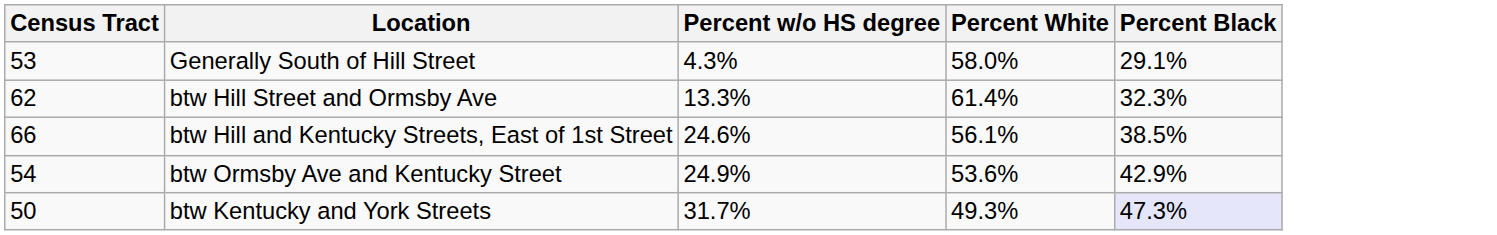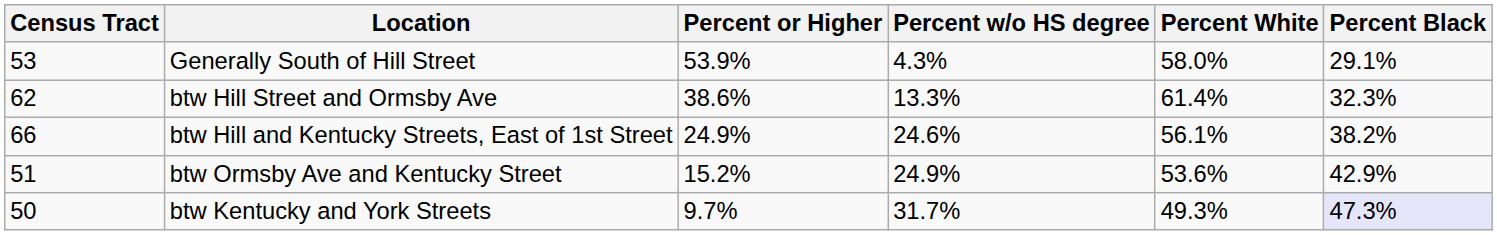+ column: (783, 23)
(1153, 135) 38.5% -> (1363, 135) 38.2%
(23, 173) 54 -> (23, 173) 51
